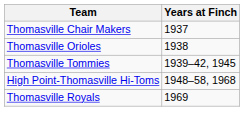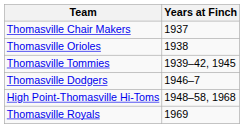+ row: (57, 81)
